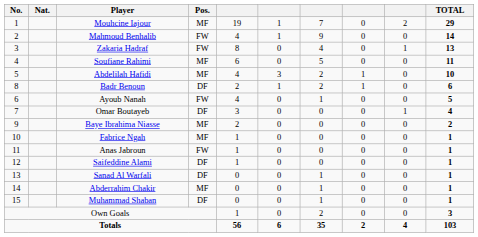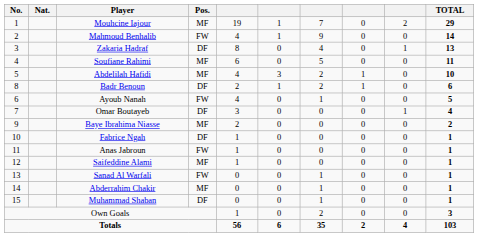(202, 48) FW -> (202, 48) DF
(202, 137) MF -> (202, 137) DF
(202, 162) DF -> (202, 162) MF
(202, 175) DF -> (202, 175) FW
